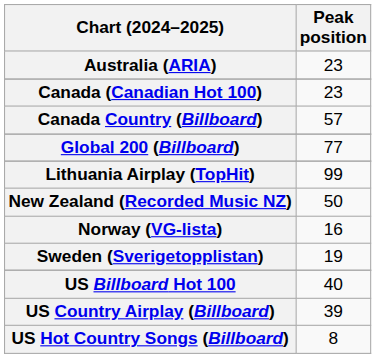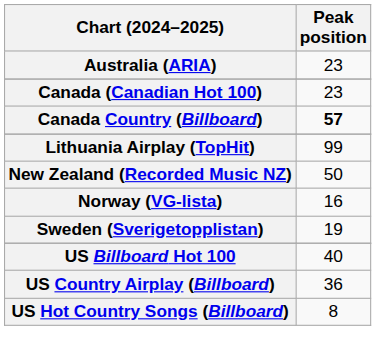(333, 119) normal -> (333, 119) bold
- row: (150, 147)
(333, 311) 39 -> (333, 284) 36
